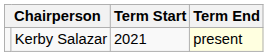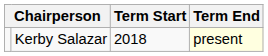(130, 39) 2021 -> (130, 39) 2018
